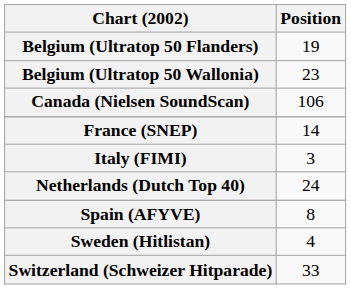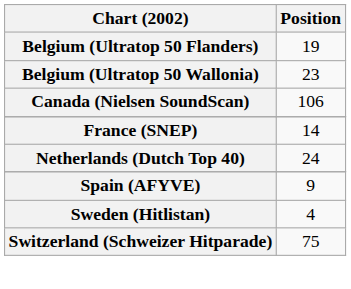- row: (140, 158)
(311, 213) 8 -> (311, 185) 9
(311, 269) 33 -> (311, 241) 75
